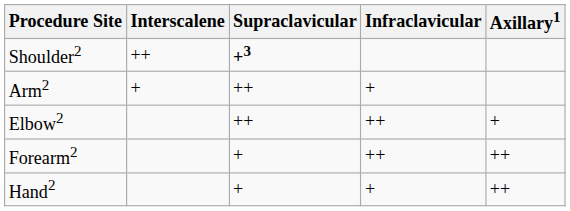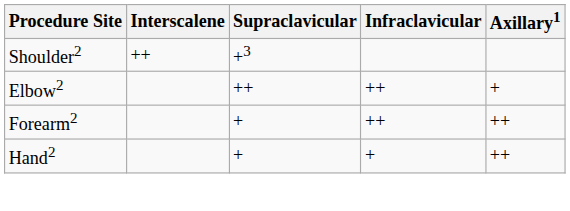(242, 54) bold -> (242, 54) normal
- row: (29, 88)
